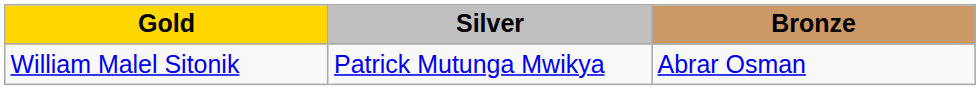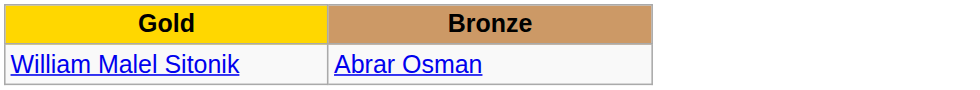- column: (490, 24)
